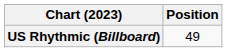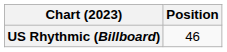(193, 36) 49 -> (193, 36) 46
